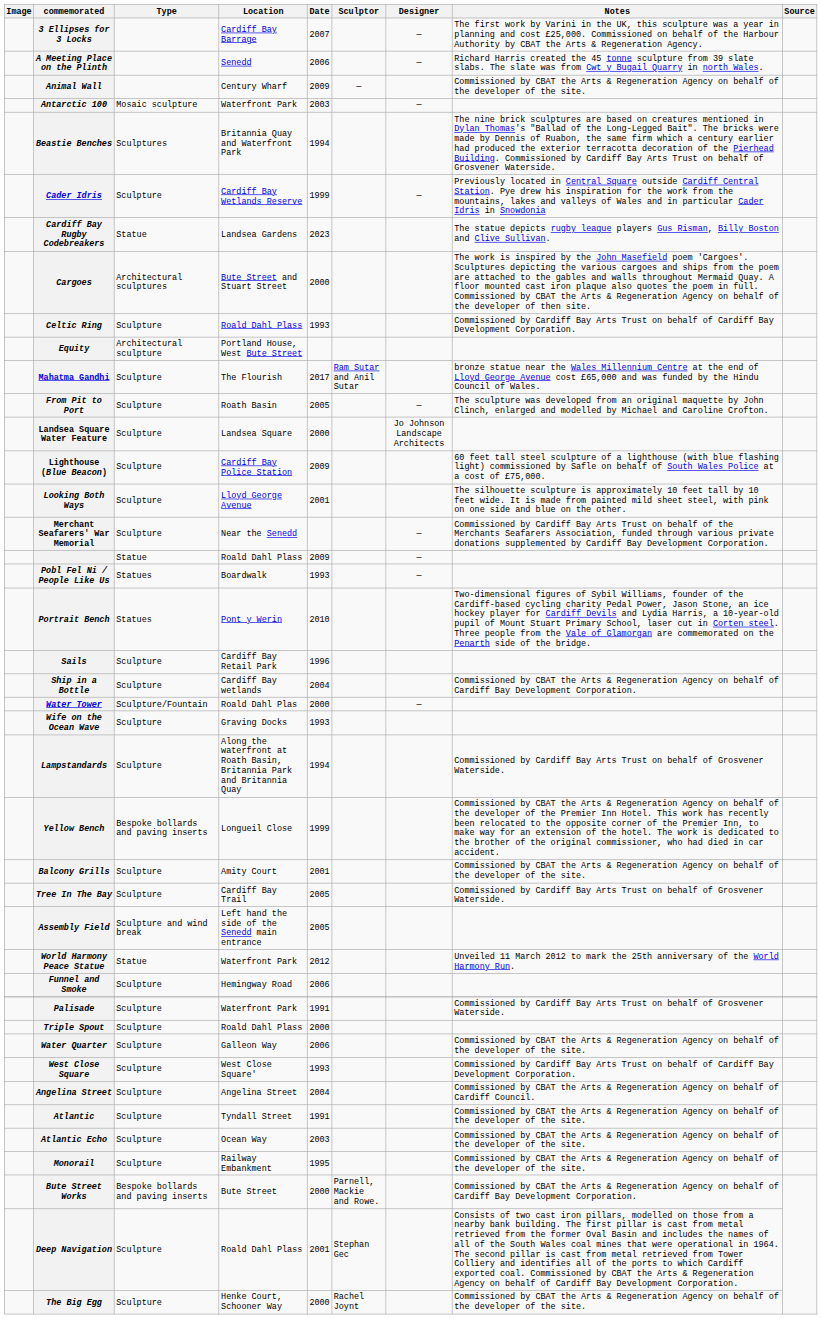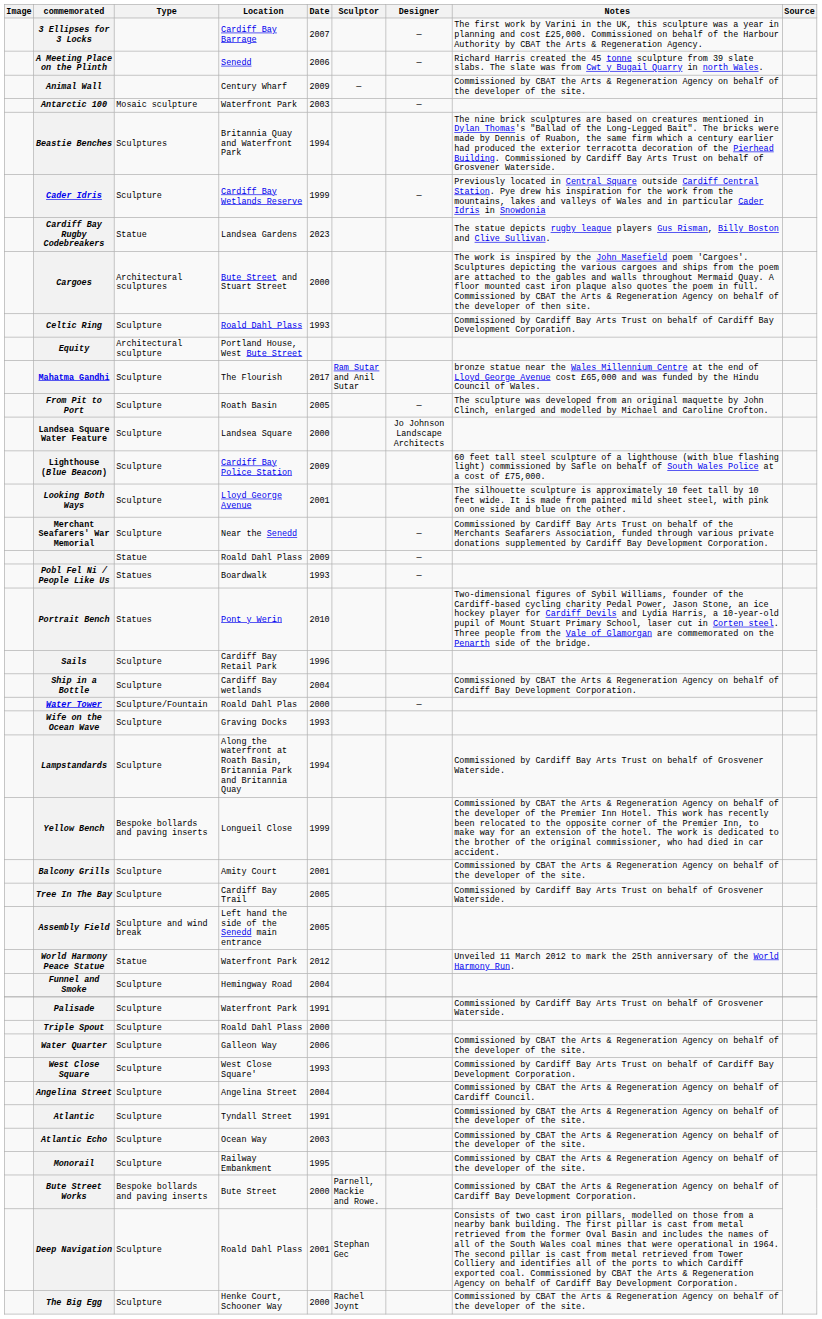(320, 985) 2006 -> (320, 985) 2004
